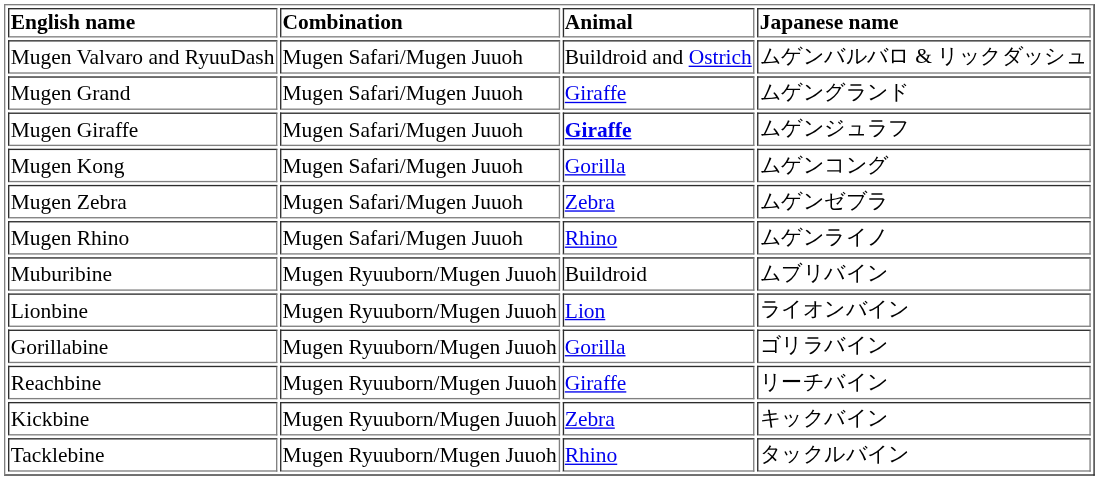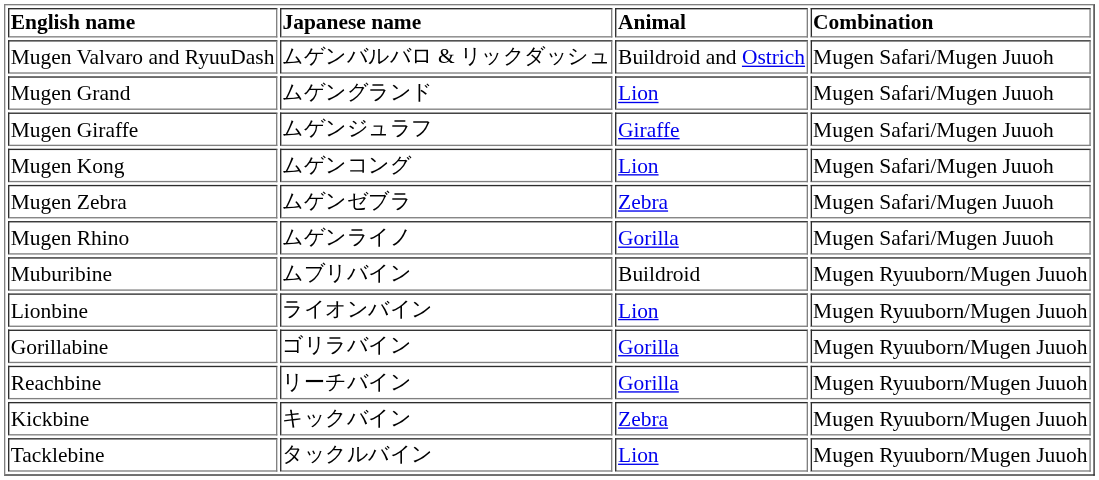columns swapped: (829, 22) <-> (343, 22)
(596, 92) Giraffe -> (638, 92) Lion
(598, 129) bold -> (649, 129) normal
(595, 165) Gorilla -> (638, 165) Lion
(591, 237) Rhino -> (648, 237) Gorilla
(596, 382) Giraffe -> (648, 382) Gorilla
(591, 454) Rhino -> (638, 454) Lion
